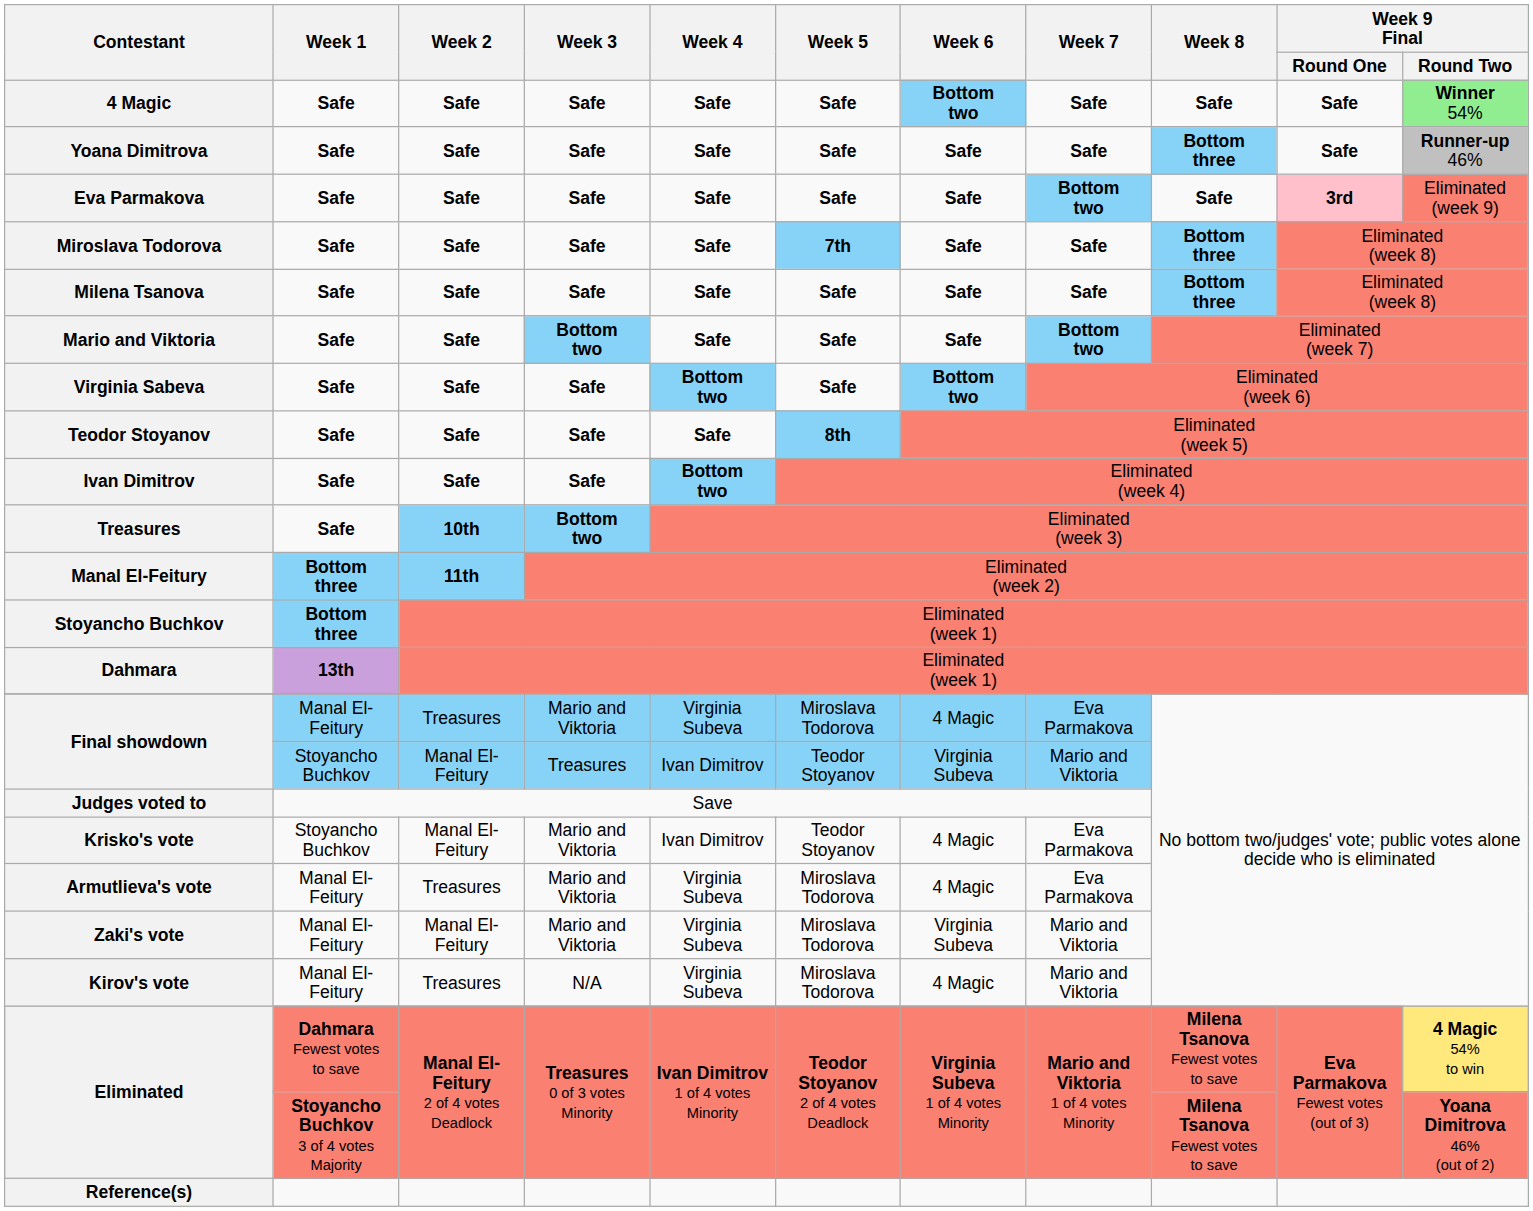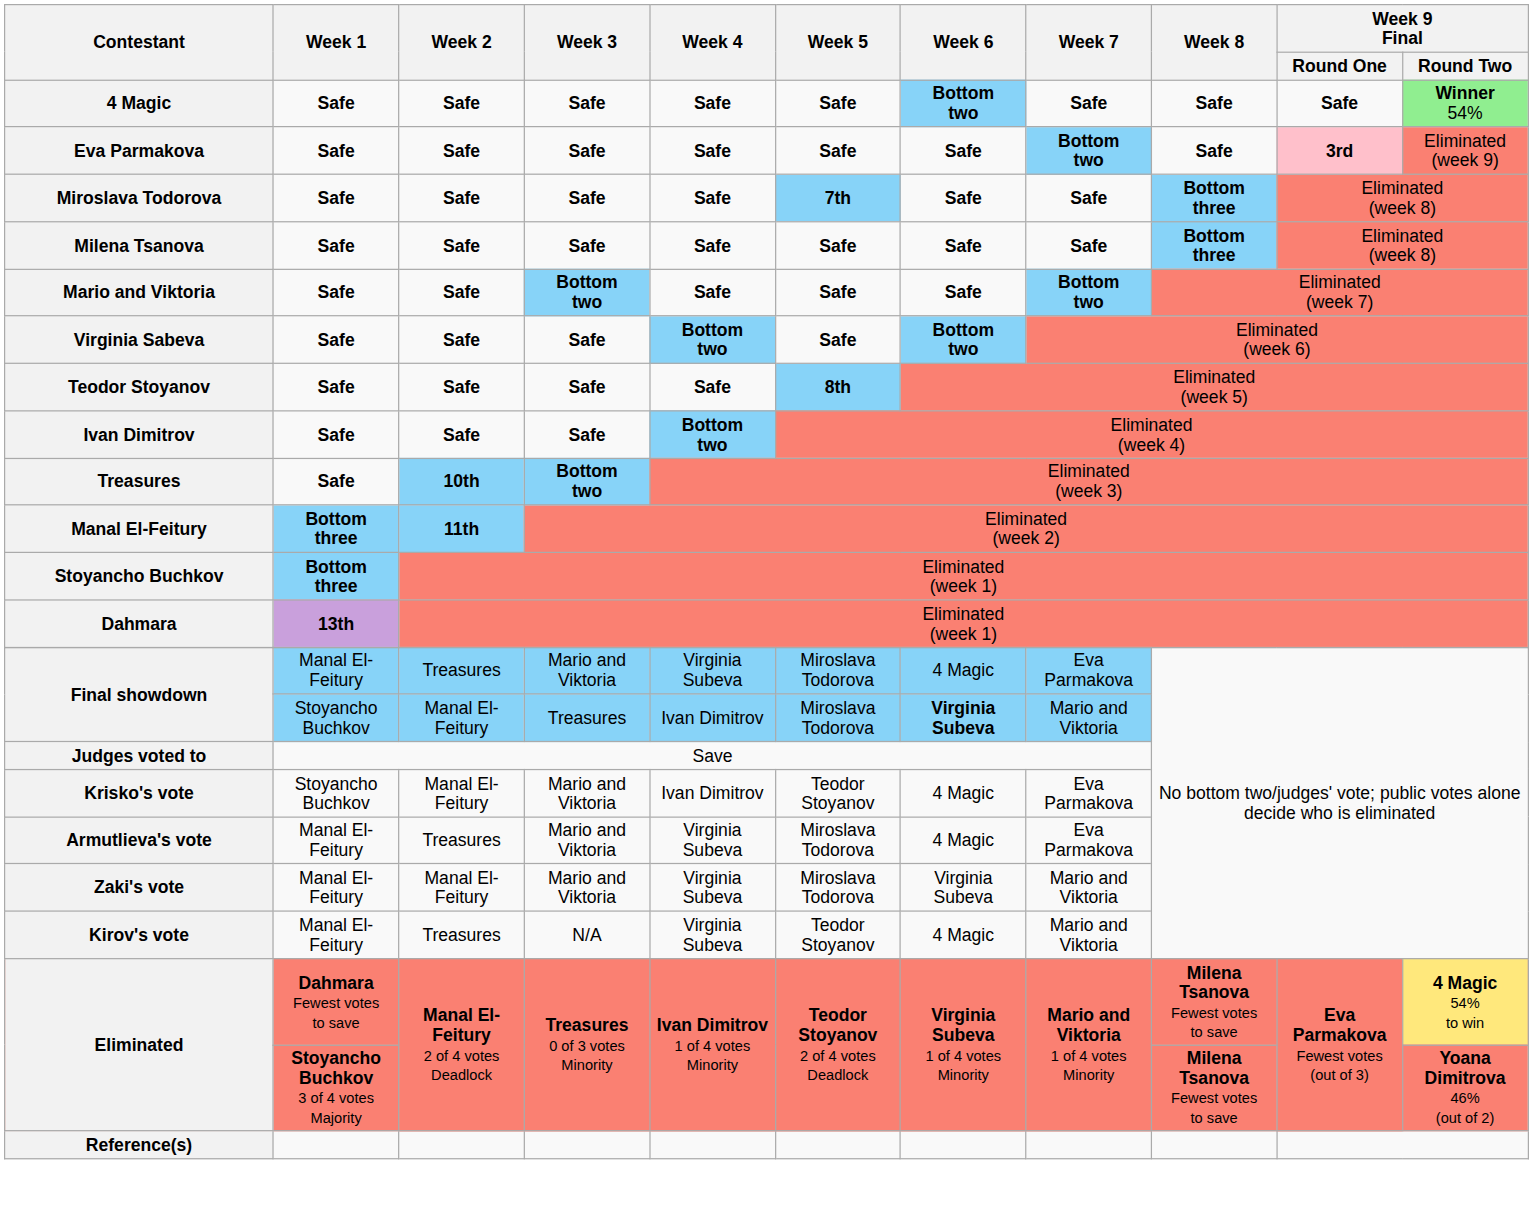- row: (139, 151)
(838, 766) Teodor Stoyanov -> (838, 718) Miroslava Todorova
(963, 766) normal -> (963, 718) bold
(838, 982) Miroslava Todorova -> (838, 935) Teodor Stoyanov
